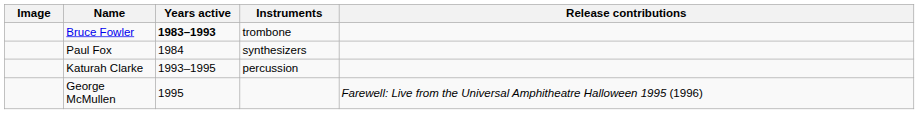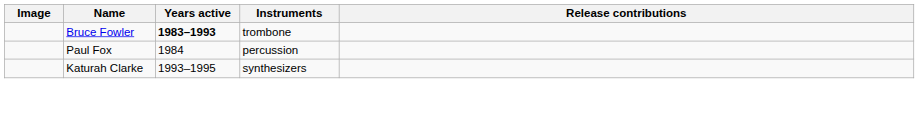(275, 50) synthesizers -> (270, 50) percussion
(270, 68) percussion -> (275, 68) synthesizers
- row: (91, 93)
